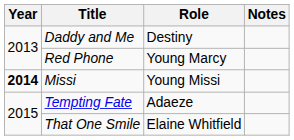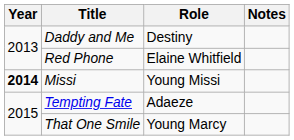(186, 59) Young Marcy -> (194, 59) Elaine Whitfield
(194, 124) Elaine Whitfield -> (186, 124) Young Marcy
